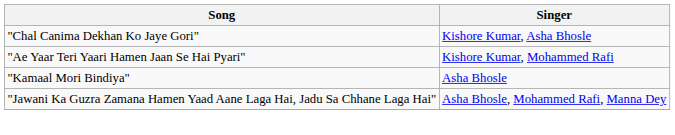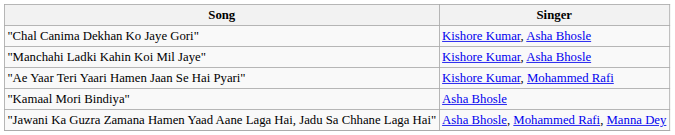+ row: (107, 57)
